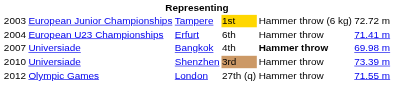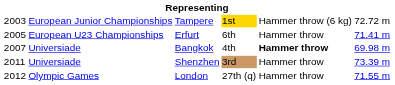(15, 34) 2004 -> (15, 34) 2005
(15, 62) 2010 -> (15, 62) 2011
